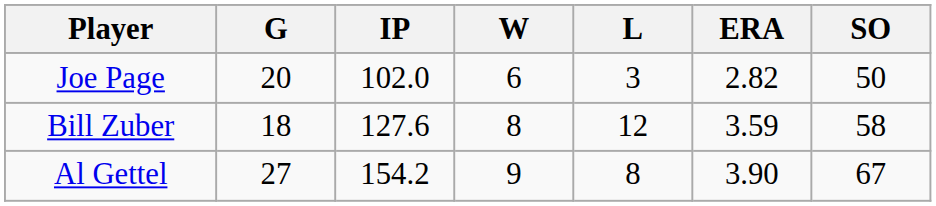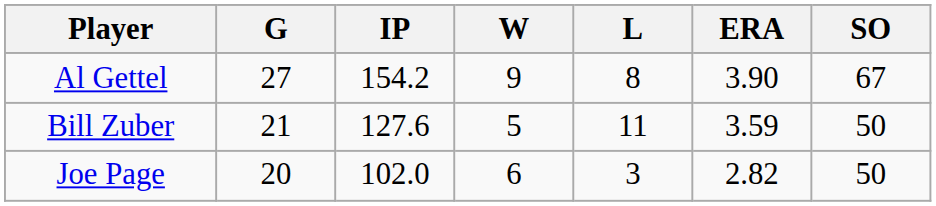rows swapped: (111, 175) <-> (111, 77)
(276, 126) 18 -> (276, 126) 21
(514, 126) 8 -> (514, 126) 5
(633, 126) 12 -> (633, 126) 11
(871, 126) 58 -> (871, 126) 50
